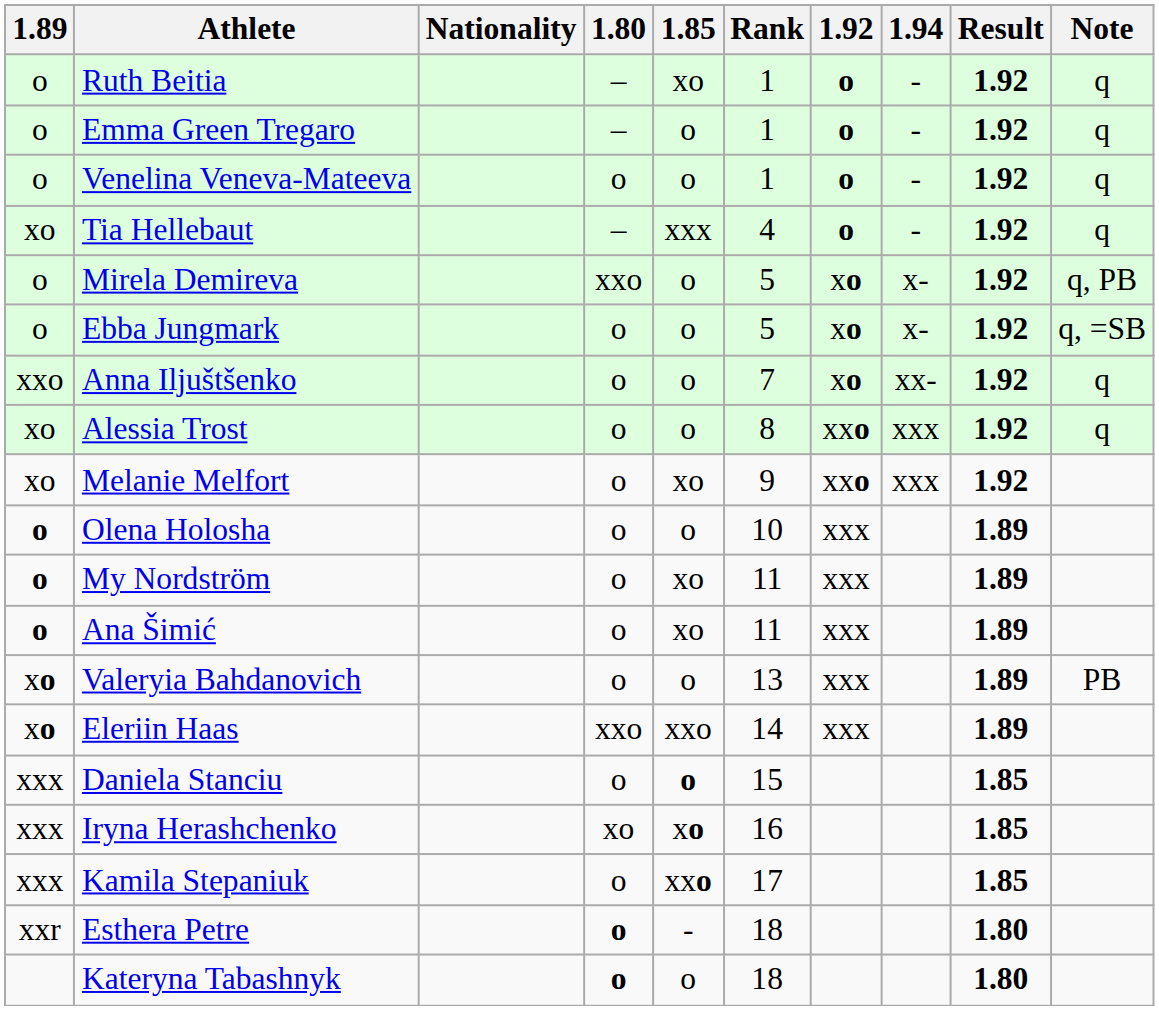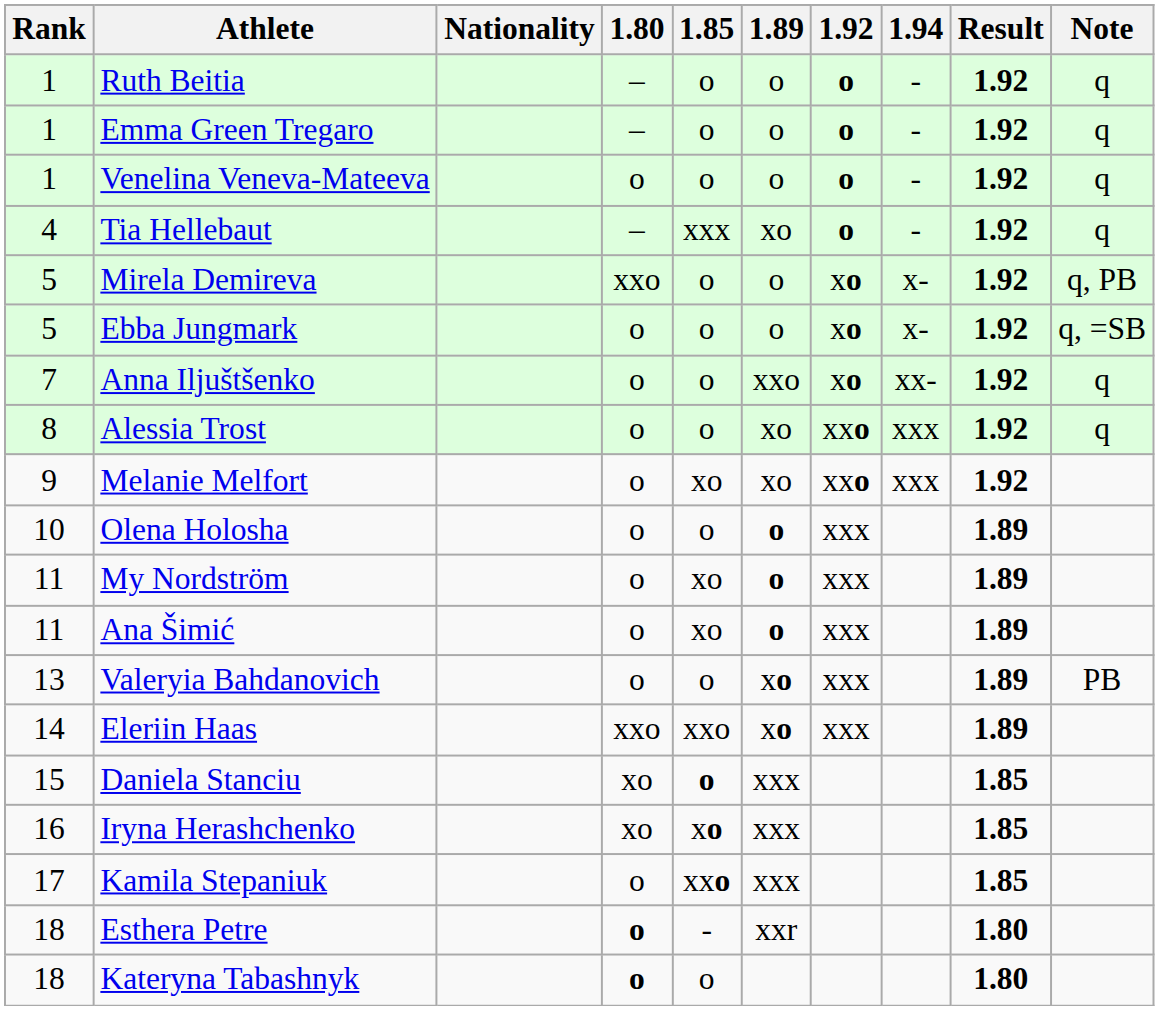columns swapped: (767, 29) <-> (40, 29)
(688, 79) xo -> (707, 79) o
(619, 779) o -> (637, 779) xo
